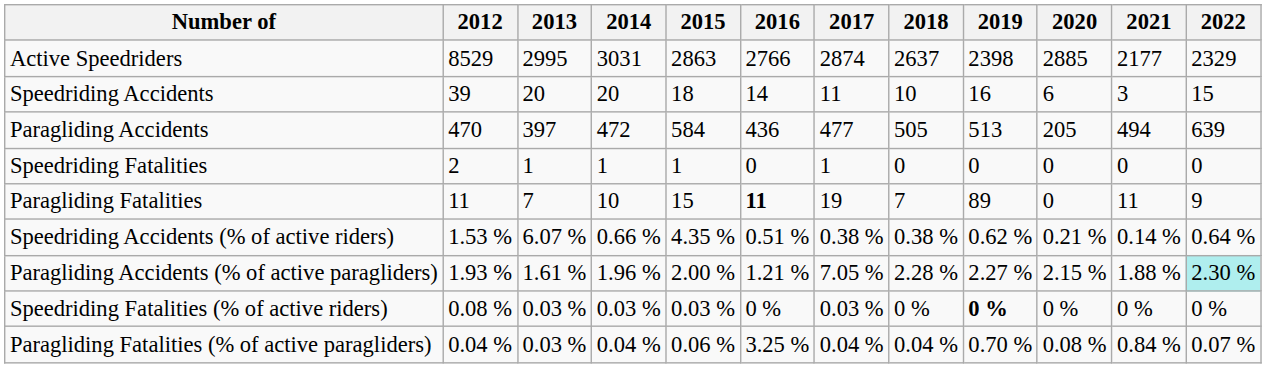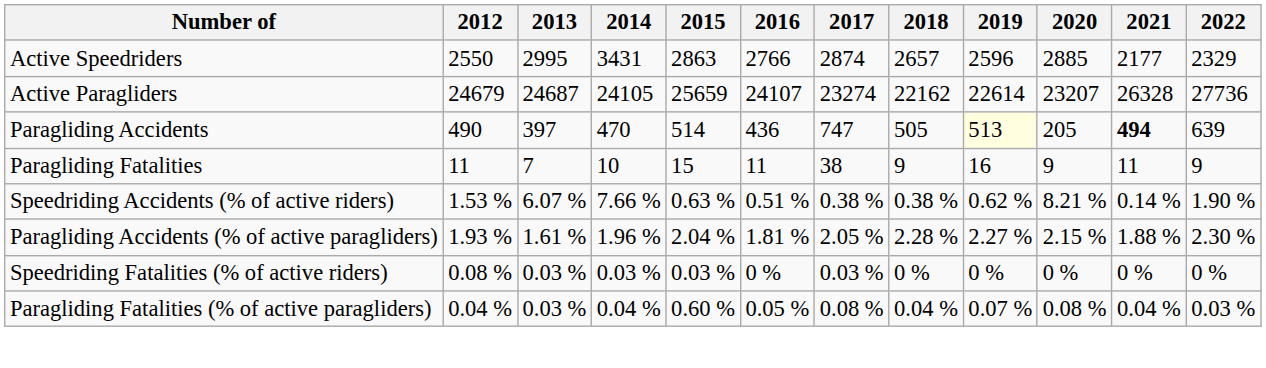(471, 58) 8529 -> (471, 58) 2550
(619, 58) 3031 -> (619, 58) 3431
(917, 58) 2637 -> (917, 58) 2657
(991, 58) 2398 -> (991, 58) 2596
+ row: (94, 93)
- row: (112, 93)
(465, 129) 470 -> (465, 129) 490
(614, 129) 472 -> (614, 129) 470
(688, 129) 584 -> (688, 129) 514
(837, 129) 477 -> (837, 129) 747
(985, 129) no background -> (985, 129) lightyellow background
(1134, 129) normal -> (1134, 129) bold
- row: (109, 165)
(756, 201) bold -> (756, 165) normal
(831, 201) 19 -> (831, 165) 38
(900, 201) 7 -> (900, 165) 9
(980, 201) 89 -> (980, 165) 16
(1048, 201) 0 -> (1048, 165) 9
(629, 237) 0.66 % -> (629, 201) 7.66 %
(703, 237) 4.35 % -> (703, 201) 0.63 %
(1075, 237) 0.21 % -> (1075, 201) 8.21 %
(1223, 237) 0.64 % -> (1223, 201) 1.90 %
(703, 272) 2.00 % -> (703, 237) 2.04 %
(777, 272) 1.21 % -> (777, 237) 1.81 %
(852, 272) 7.05 % -> (852, 237) 2.05 %
(1223, 272) paleturquoise background -> (1223, 237) no background
(988, 308) bold -> (986, 272) normal
(703, 344) 0.06 % -> (703, 308) 0.60 %
(777, 344) 3.25 % -> (777, 308) 0.05 %
(852, 344) 0.04 % -> (852, 308) 0.08 %
(1000, 344) 0.70 % -> (1000, 308) 0.07 %
(1149, 344) 0.84 % -> (1149, 308) 0.04 %
(1223, 344) 0.07 % -> (1223, 308) 0.03 %
